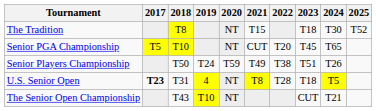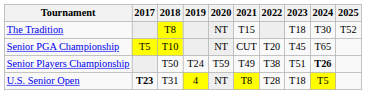(333, 64) normal -> (323, 64) bold
- row: (73, 98)
